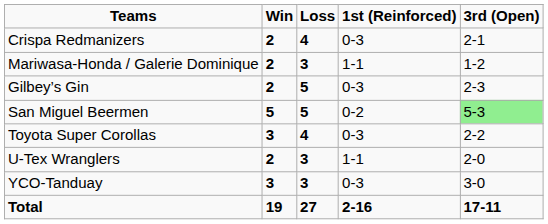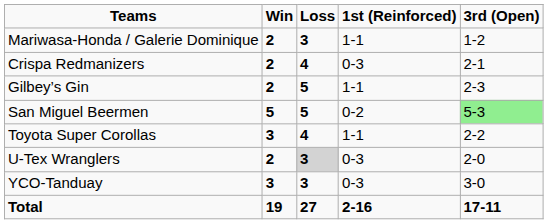rows swapped: (76, 40) <-> (133, 64)
(353, 87) 0-3 -> (353, 87) 1-1
(353, 135) 0-3 -> (353, 135) 1-1
(304, 159) no background -> (304, 159) lightgrey background
(353, 159) 1-1 -> (353, 159) 0-3
